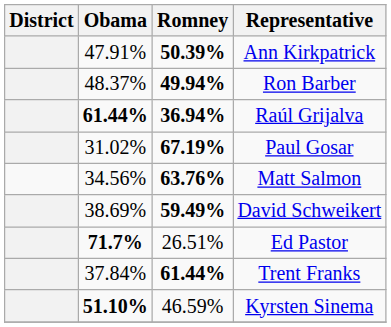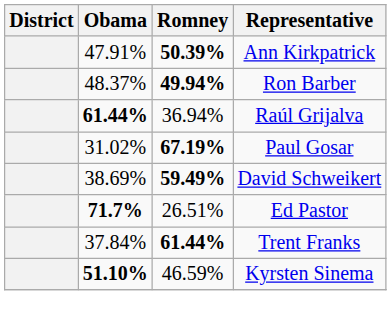(193, 115) bold -> (193, 115) normal
- row: (309, 178)
